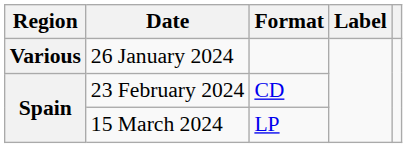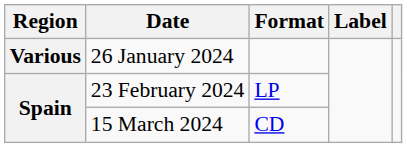(269, 90) CD -> (267, 90) LP
(267, 124) LP -> (269, 124) CD
